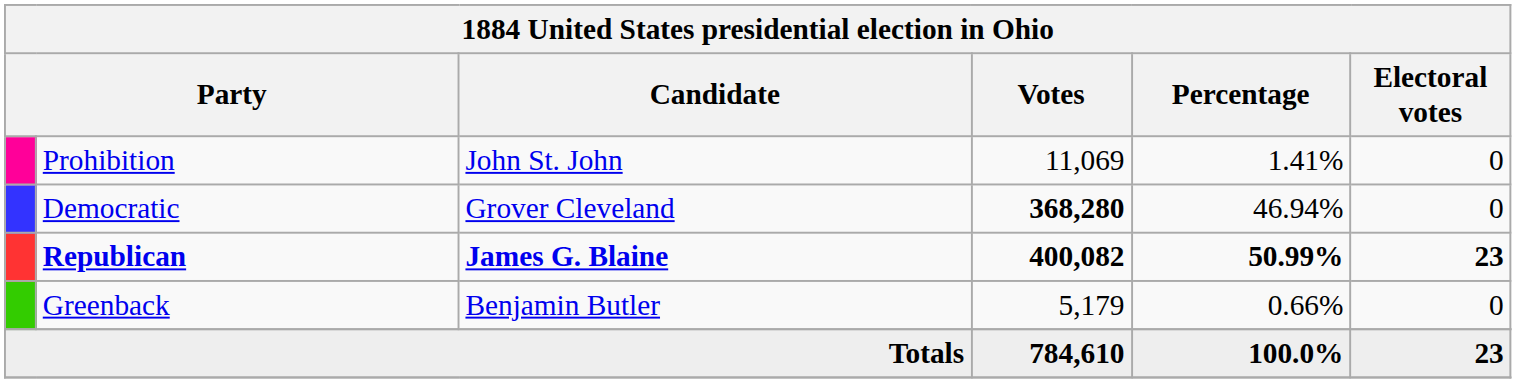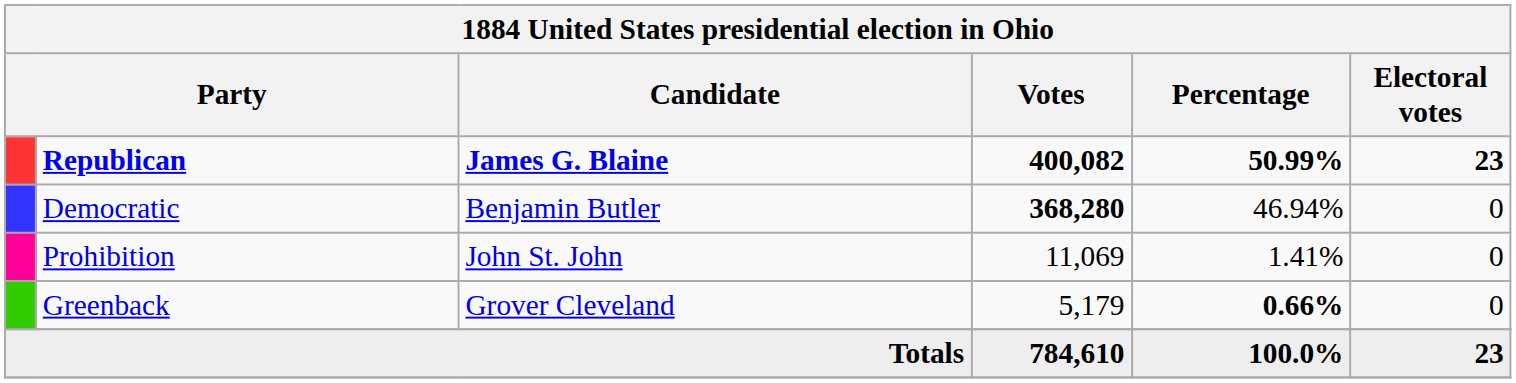rows swapped: (114, 257) <-> (109, 160)
(570, 208) Grover Cleveland -> (563, 208) Benjamin Butler
(563, 305) Benjamin Butler -> (570, 305) Grover Cleveland
(1306, 305) normal -> (1303, 305) bold
